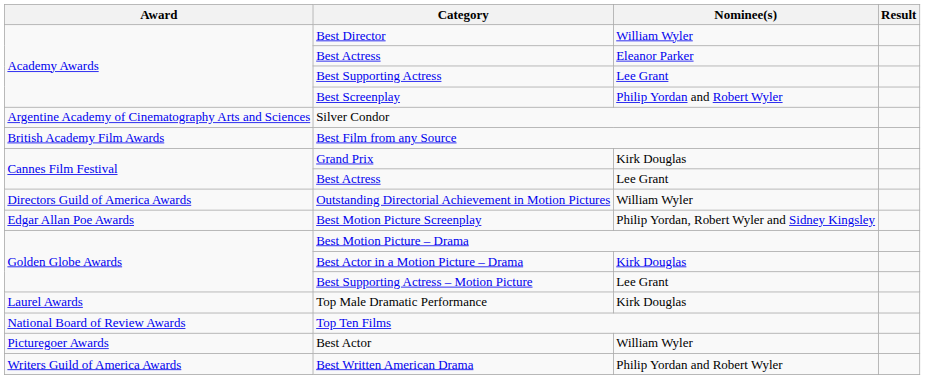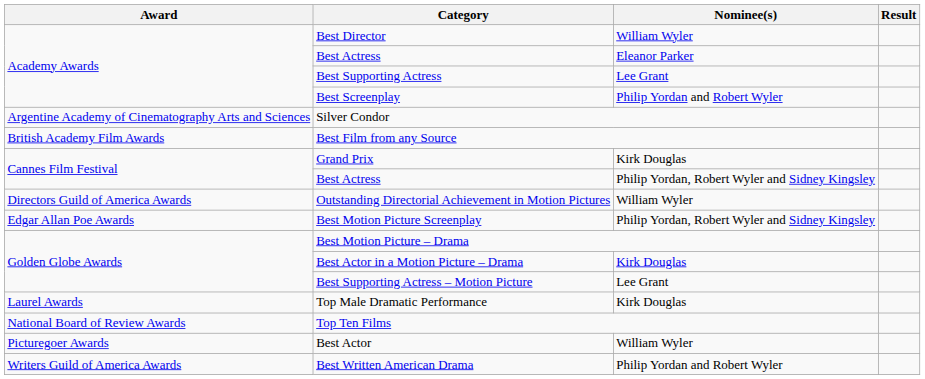(642, 179) Lee Grant -> (746, 179) Philip Yordan, Robert Wyler and Sidney Kingsley
